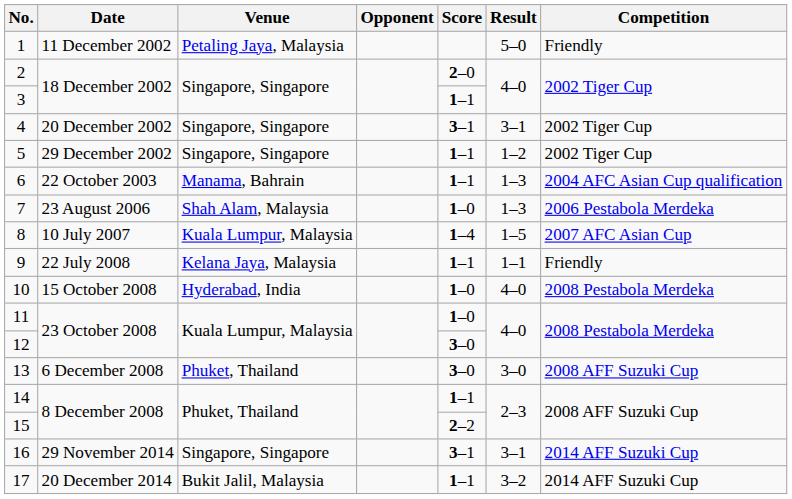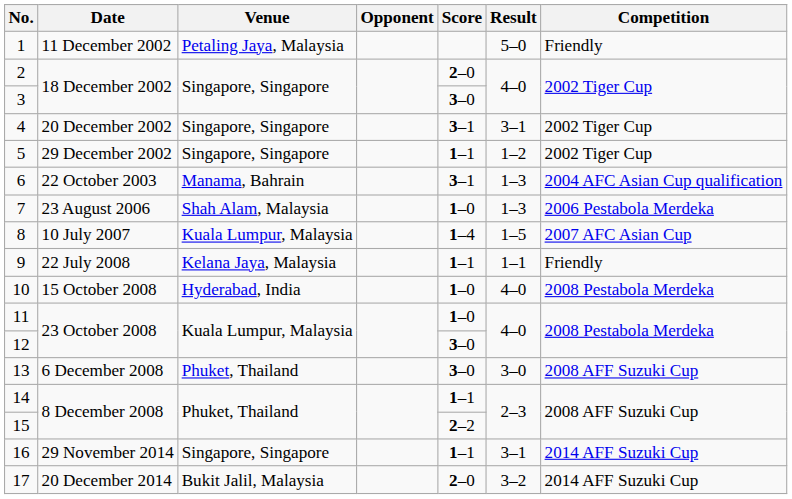(462, 99) 1–1 -> (462, 99) 3–0
(462, 180) 1–1 -> (462, 180) 3–1
(462, 452) 3–1 -> (462, 452) 1–1
(462, 479) 1–1 -> (462, 479) 2–0
